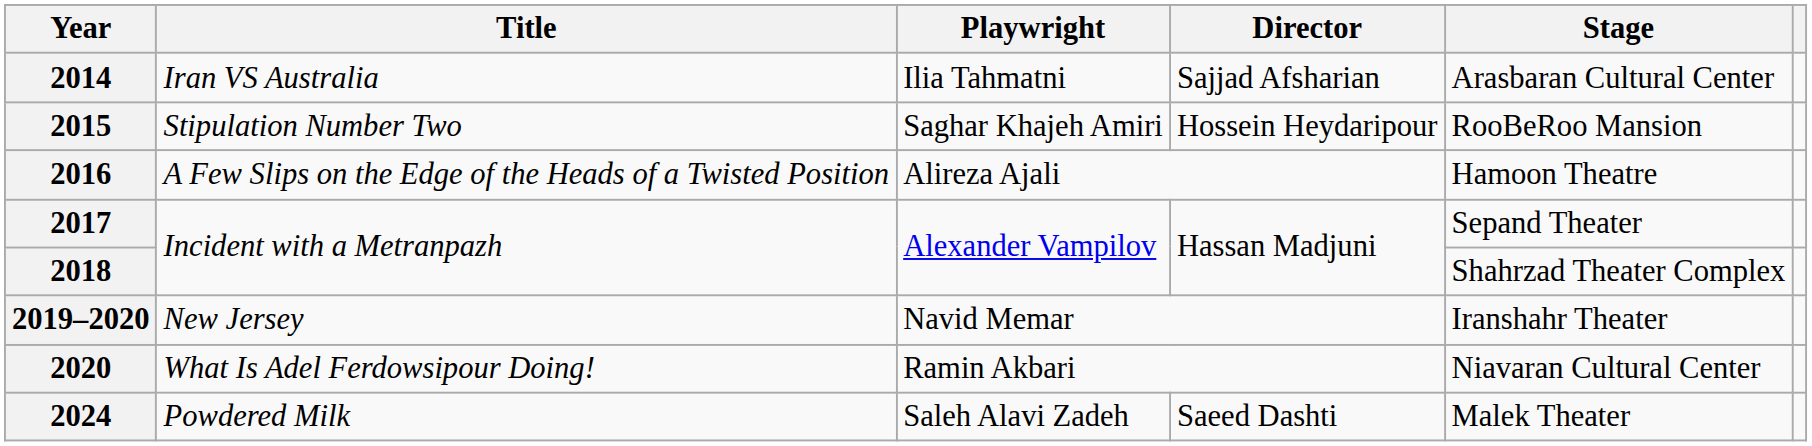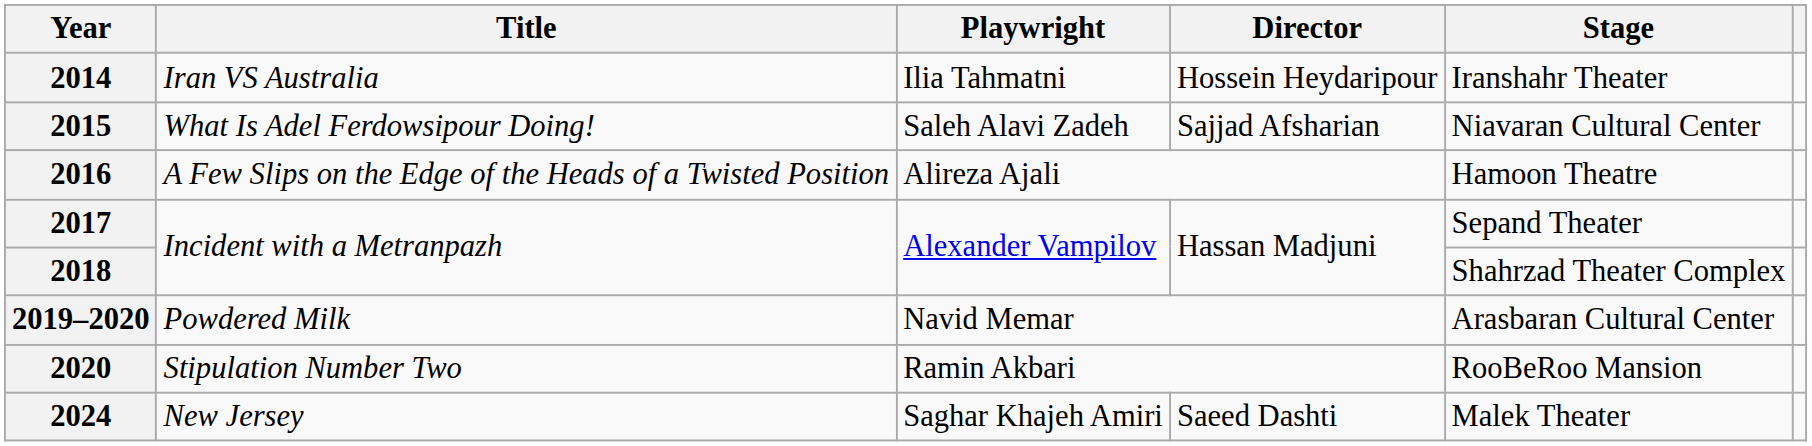(1278, 77) Sajjad Afsharian -> (1307, 77) Hossein Heydaripour
(1613, 77) Arasbaran Cultural Center -> (1560, 77) Iranshahr Theater
(313, 125) Stipulation Number Two -> (379, 125) What Is Adel Ferdowsipour Doing!
(1033, 125) Saghar Khajeh Amiri -> (1016, 125) Saleh Alavi Zadeh
(1307, 125) Hossein Heydaripour -> (1278, 125) Sajjad Afsharian
(1577, 125) RooBeRoo Mansion -> (1606, 125) Niavaran Cultural Center
(234, 319) New Jersey -> (257, 319) Powdered Milk
(1560, 319) Iranshahr Theater -> (1613, 319) Arasbaran Cultural Center
(379, 367) What Is Adel Ferdowsipour Doing! -> (313, 367) Stipulation Number Two
(1606, 367) Niavaran Cultural Center -> (1577, 367) RooBeRoo Mansion
(257, 416) Powdered Milk -> (234, 416) New Jersey
(1016, 416) Saleh Alavi Zadeh -> (1033, 416) Saghar Khajeh Amiri
